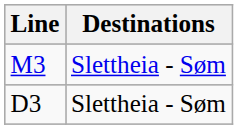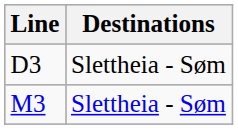rows swapped: (28, 64) <-> (26, 104)
